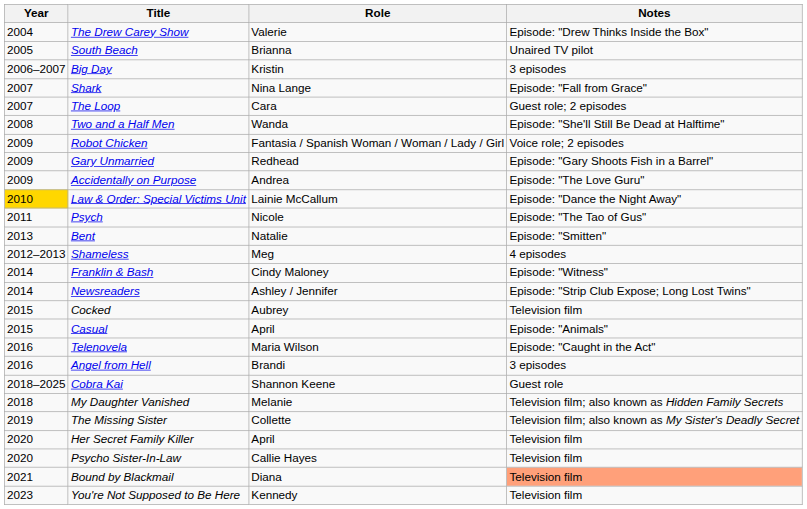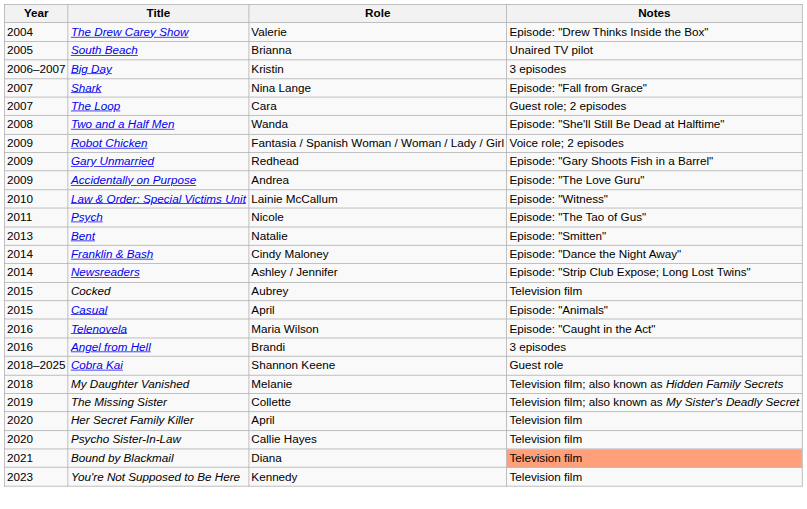(20, 198) gold background -> (20, 198) no background
(595, 198) Episode: "Dance the Night Away" -> (559, 198) Episode: "Witness"
- row: (100, 254)
(559, 273) Episode: "Witness" -> (595, 254) Episode: "Dance the Night Away"
